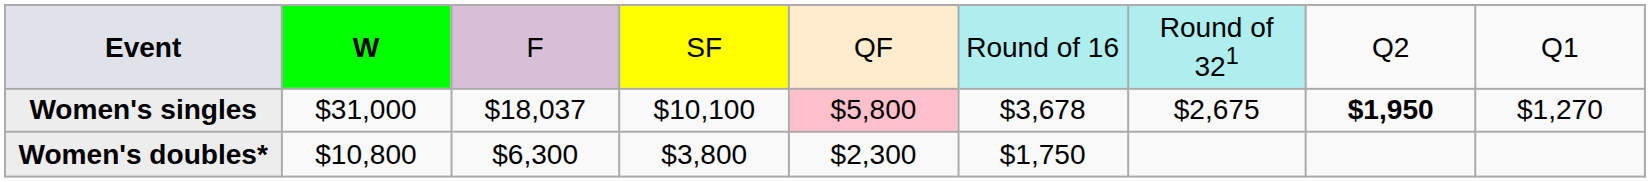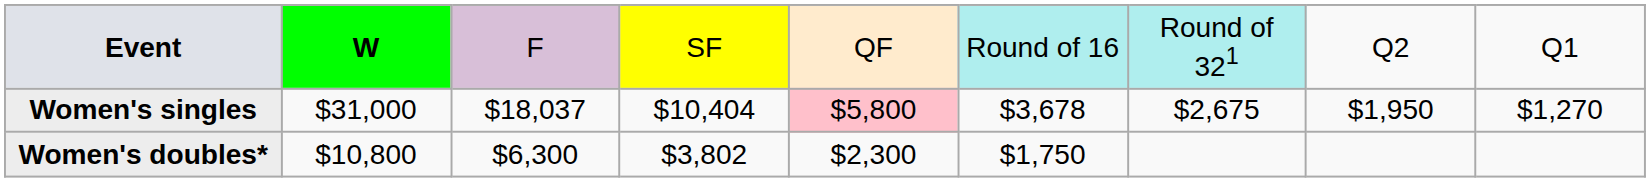(704, 111) $10,100 -> (704, 111) $10,404
(1391, 111) bold -> (1391, 111) normal
(704, 155) $3,800 -> (704, 155) $3,802
